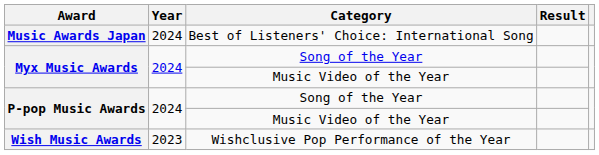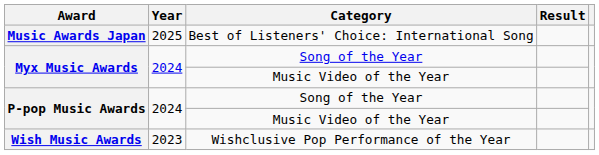(167, 36) 2024 -> (167, 36) 2025
